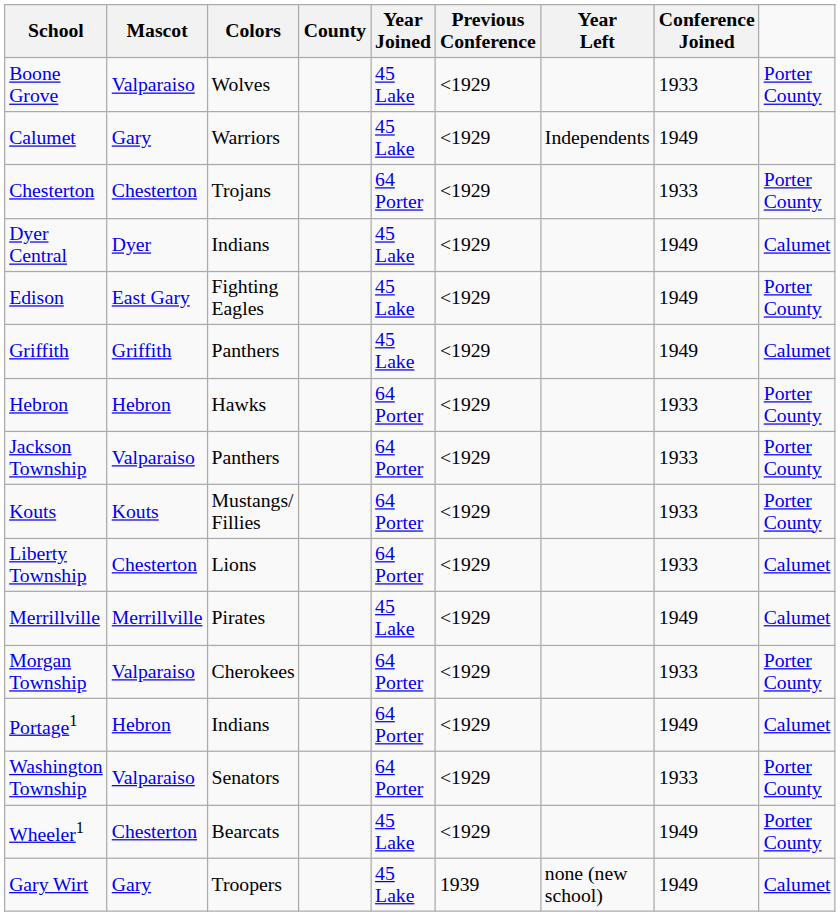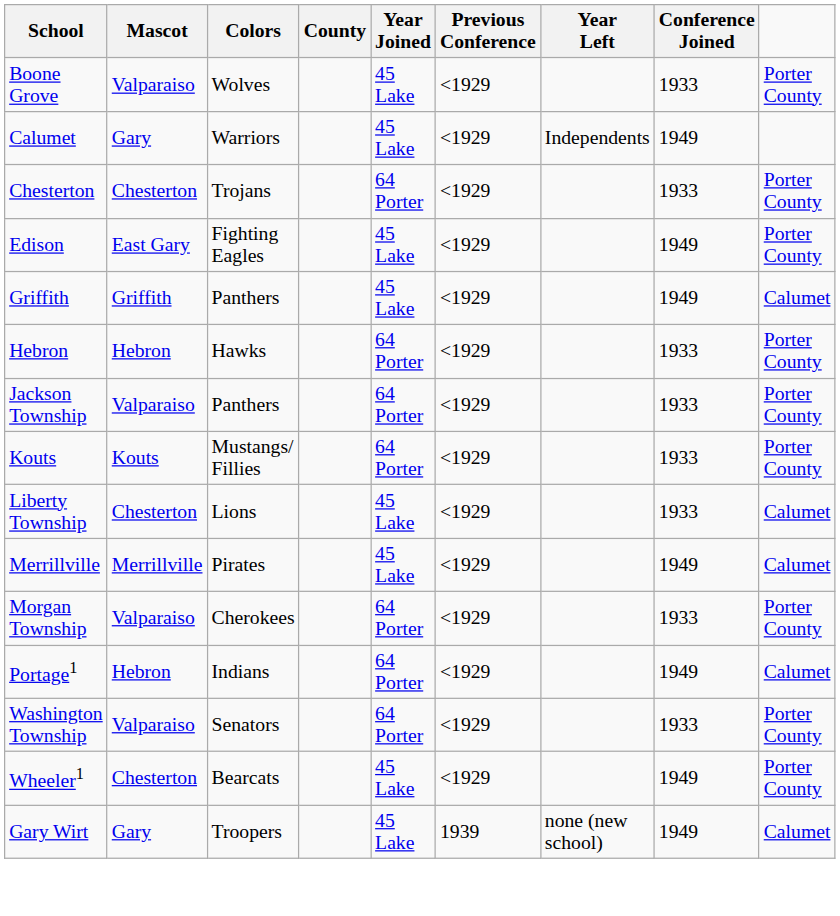- row: (38, 244)
(399, 564) 64 Porter -> (395, 511) 45 Lake
